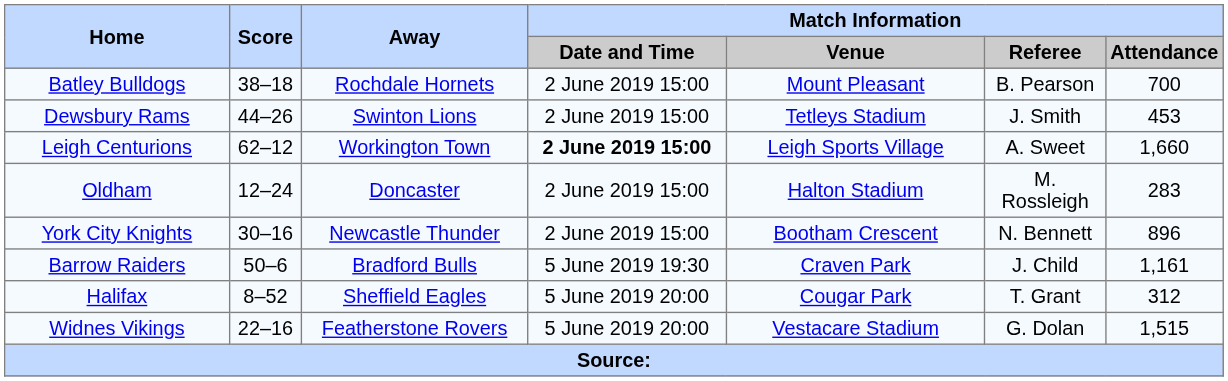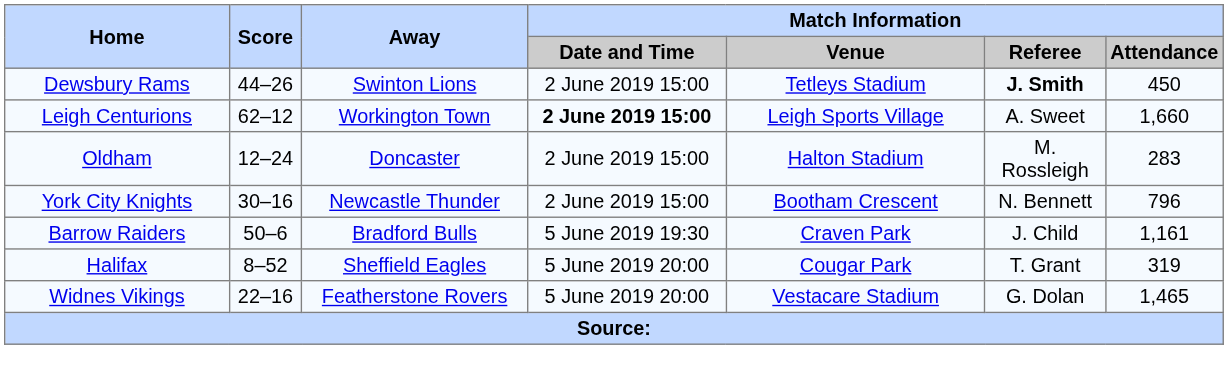- row: (117, 84)
(1045, 116) normal -> (1045, 84) bold
(1164, 116) 453 -> (1164, 84) 450
(1164, 233) 896 -> (1164, 201) 796
(1164, 297) 312 -> (1164, 265) 319
(1164, 328) 1,515 -> (1164, 297) 1,465
